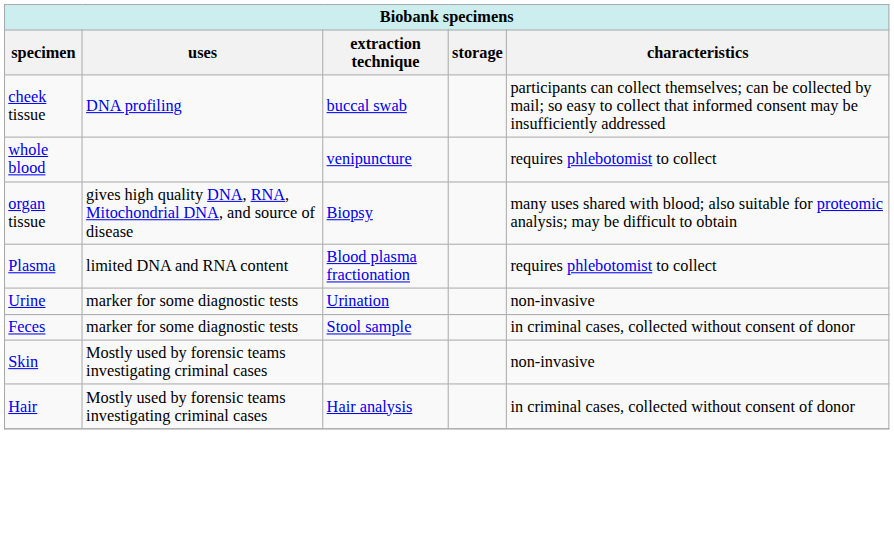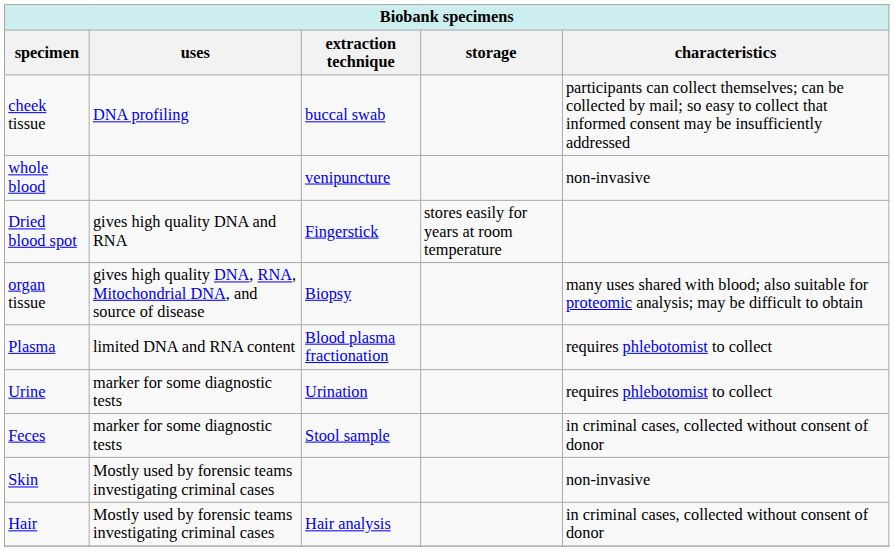(613, 159) requires phlebotomist to collect -> (608, 177) non-invasive
+ row: (43, 231)
(553, 301) non-invasive -> (669, 391) requires phlebotomist to collect
